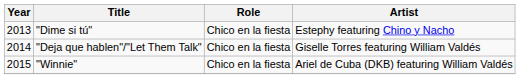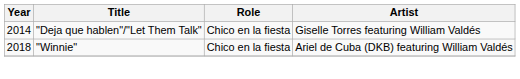- row: (64, 30)
(19, 64) 2015 -> (19, 47) 2018
